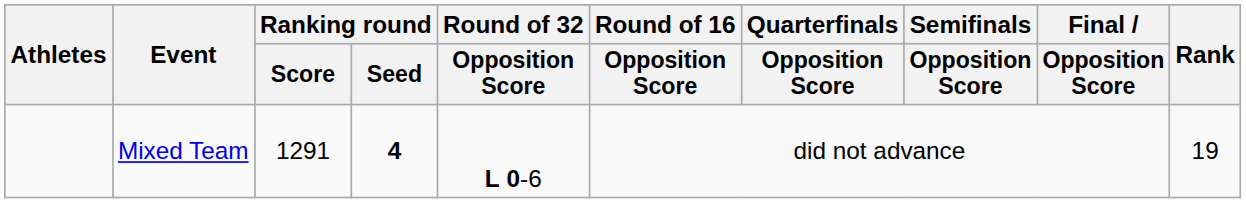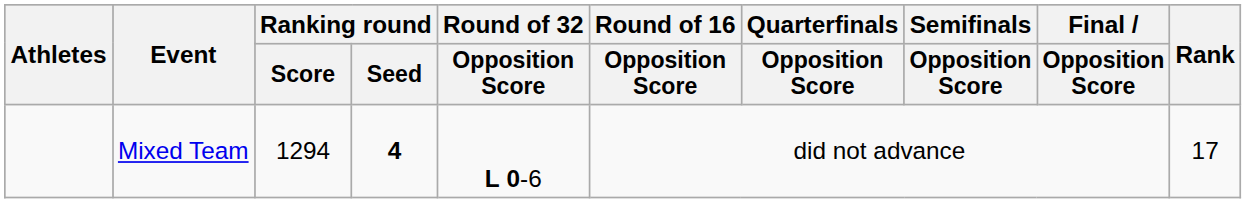(303, 152) 1291 -> (303, 152) 1294
(1205, 152) 19 -> (1205, 152) 17
